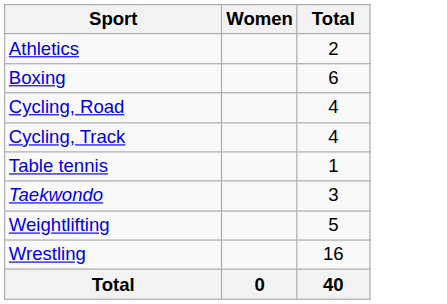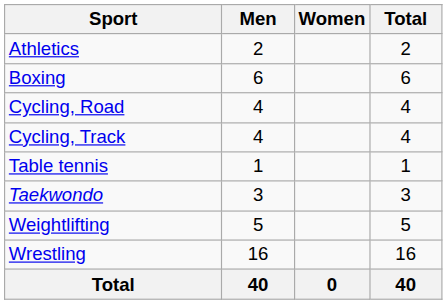+ column: (258, 19)
